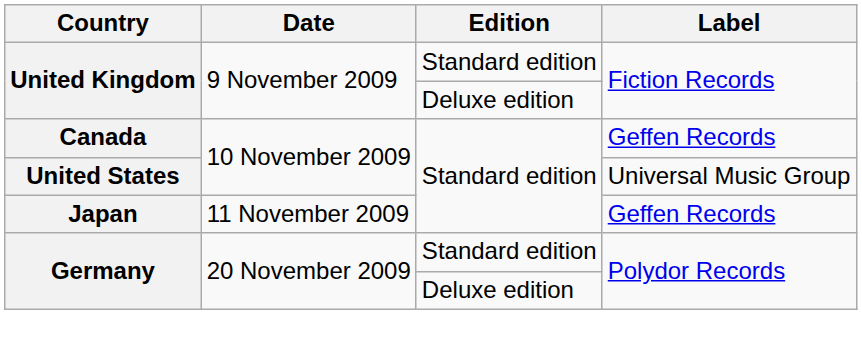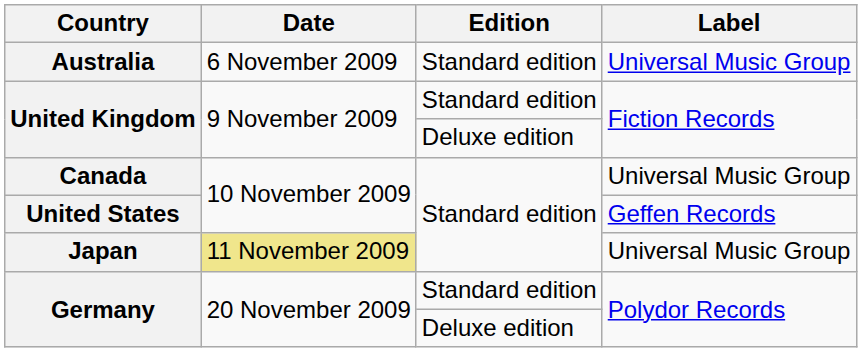+ row: (103, 61)
(692, 137) Geffen Records -> (729, 175) Universal Music Group
(729, 175) Universal Music Group -> (692, 213) Geffen Records
(308, 213) no background -> (308, 251) khaki background
(692, 213) Geffen Records -> (729, 251) Universal Music Group
